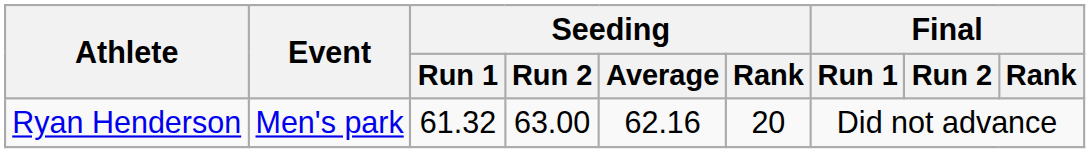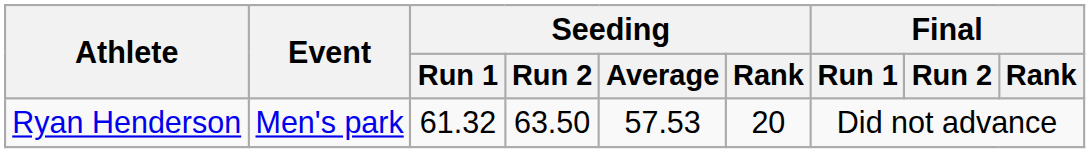(552, 123) 63.00 -> (552, 123) 63.50
(663, 123) 62.16 -> (663, 123) 57.53
